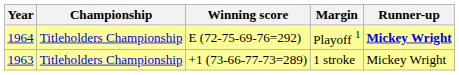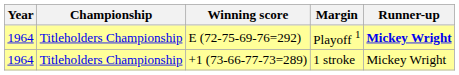(21, 60) 1963 -> (21, 60) 1964
